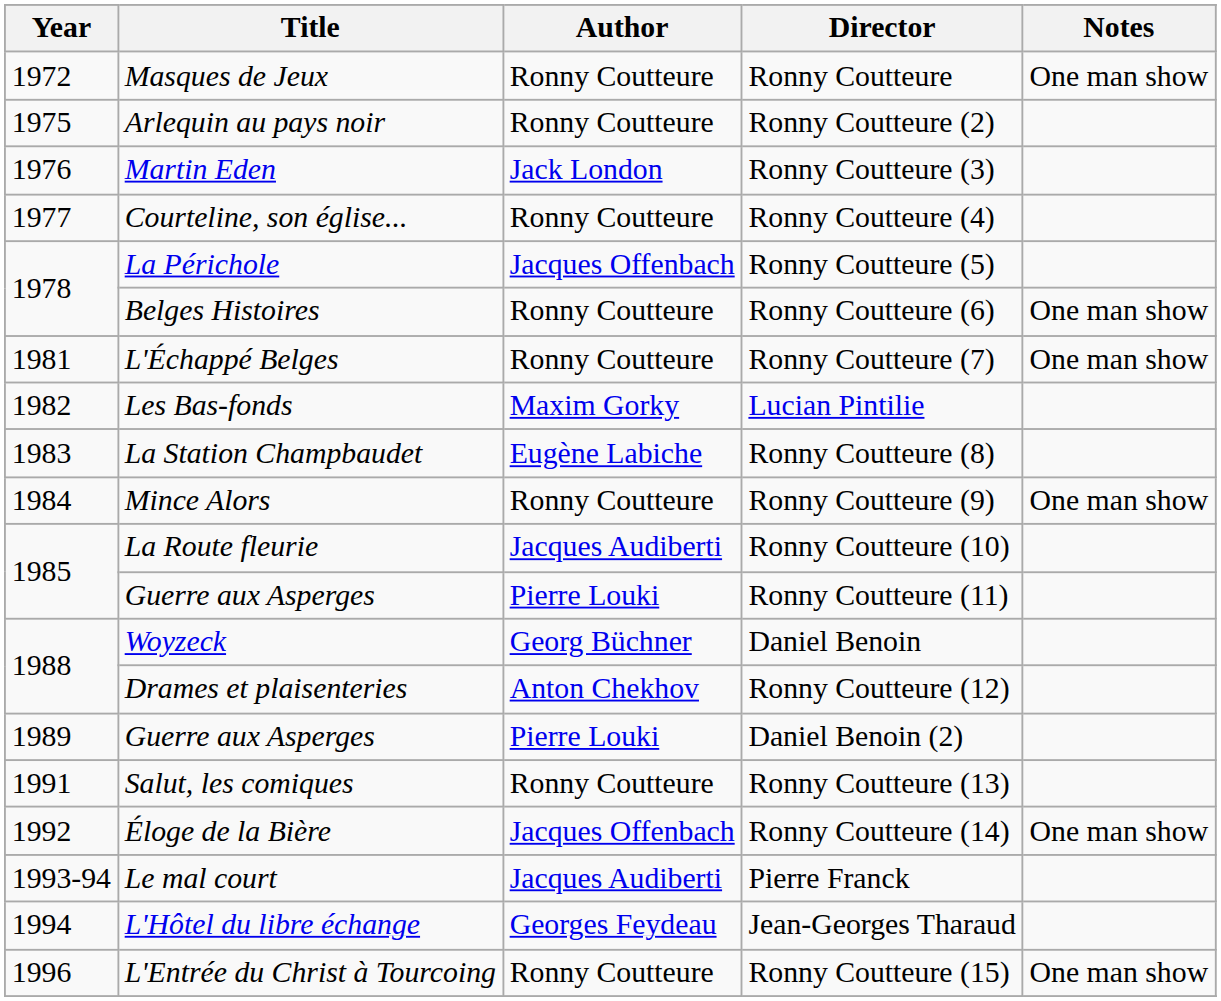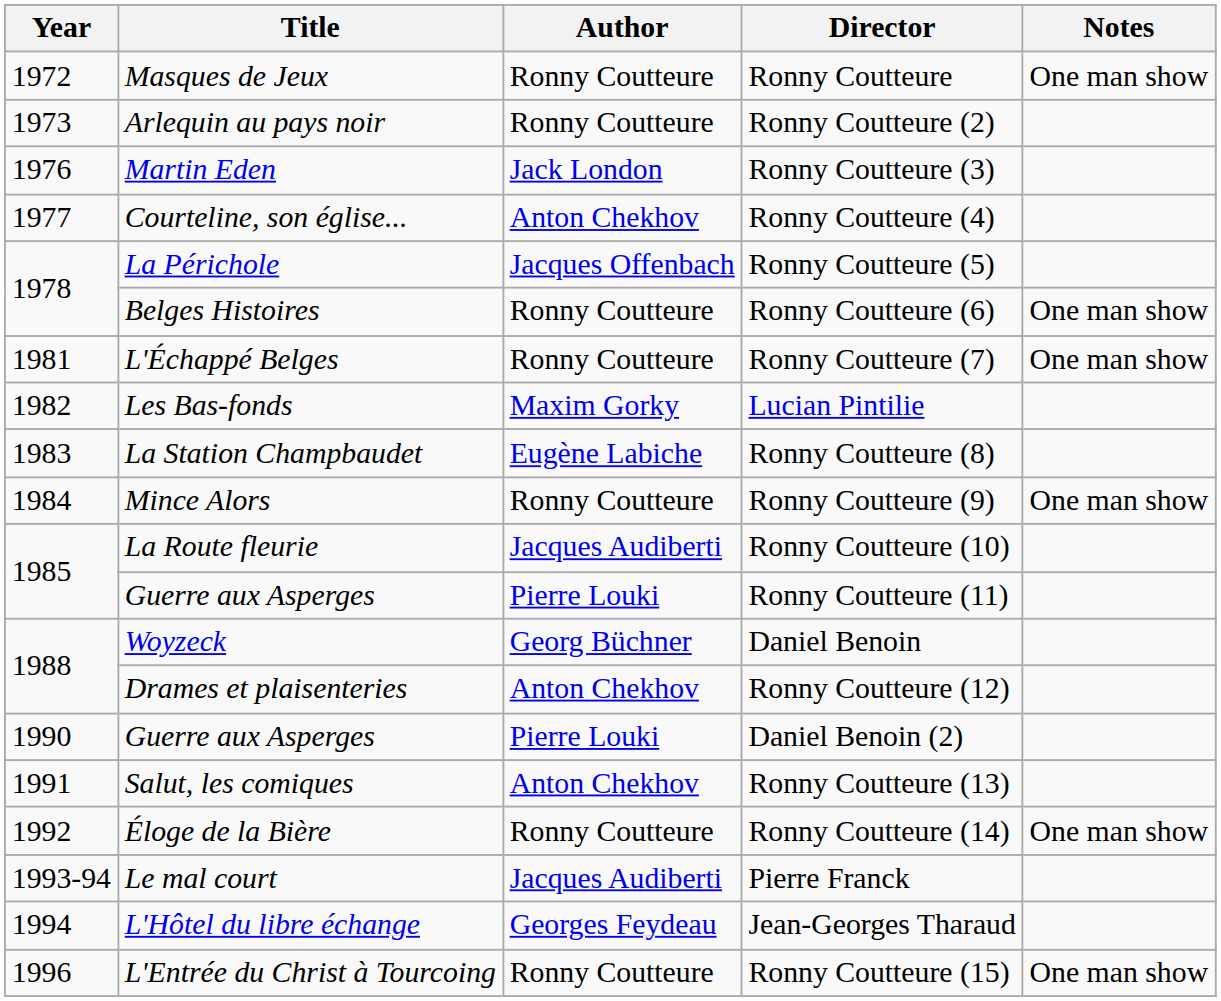(42, 122) 1975 -> (42, 122) 1973
(612, 216) Ronny Coutteure -> (604, 216) Anton Chekhov
(42, 736) 1989 -> (42, 736) 1990
(612, 783) Ronny Coutteure -> (604, 783) Anton Chekhov
(622, 830) Jacques Offenbach -> (612, 830) Ronny Coutteure
